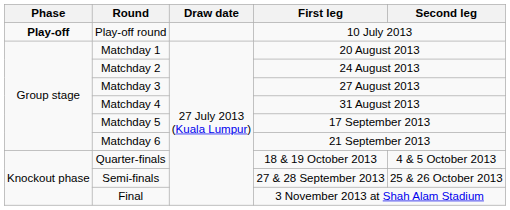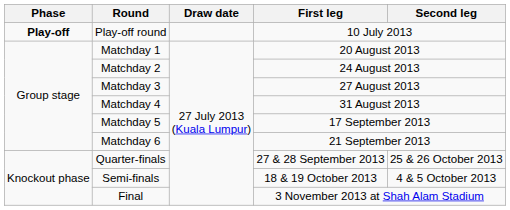(321, 159) 18 & 19 October 2013 -> (321, 159) 27 & 28 September 2013
(446, 159) 4 & 5 October 2013 -> (446, 159) 25 & 26 October 2013
(321, 178) 27 & 28 September 2013 -> (321, 178) 18 & 19 October 2013
(446, 178) 25 & 26 October 2013 -> (446, 178) 4 & 5 October 2013
